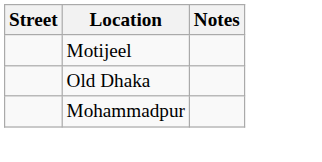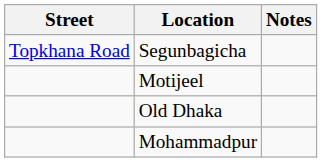+ row: (192, 50)
